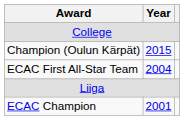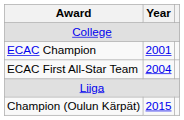rows swapped: (52, 106) <-> (74, 50)
